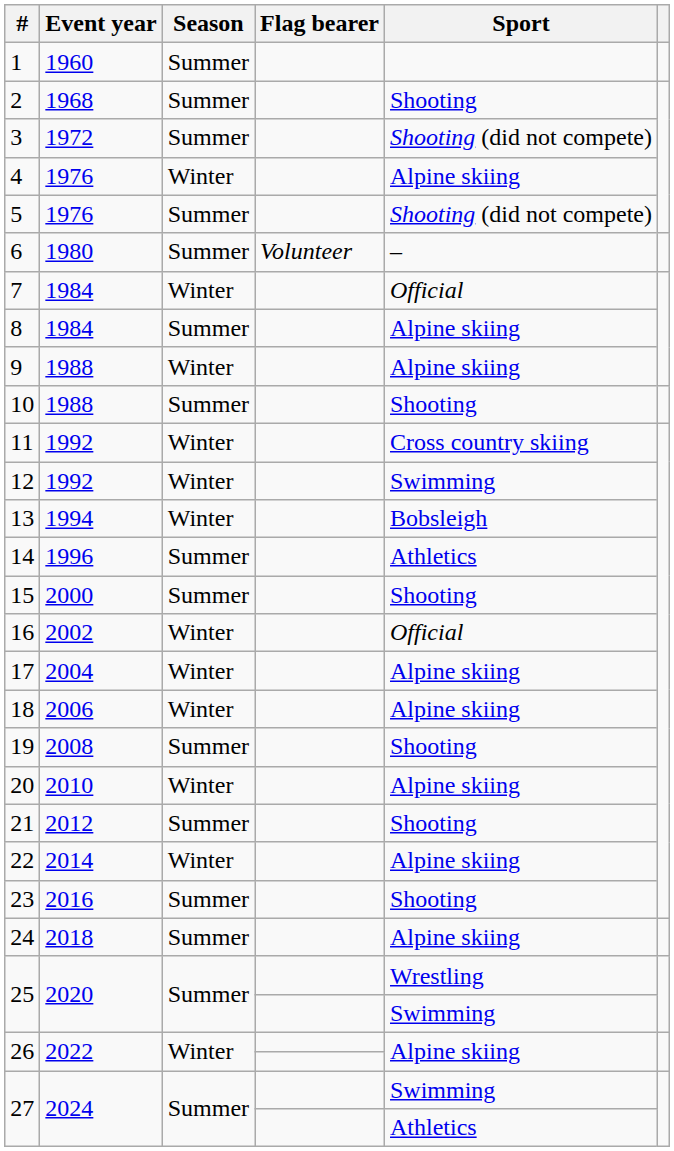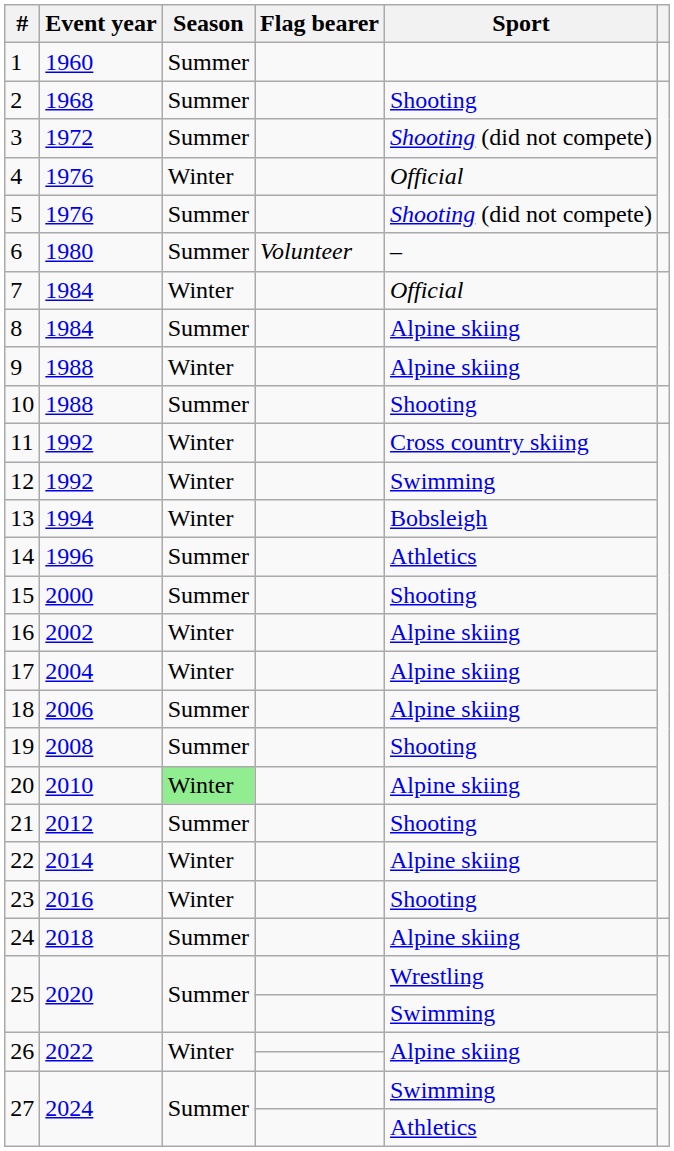(455, 175) Alpine skiing -> (427, 175) Official
(427, 632) Official -> (455, 632) Alpine skiing
(201, 708) Winter -> (208, 708) Summer
(201, 784) no background -> (201, 784) lightgreen background
(208, 898) Summer -> (201, 898) Winter
